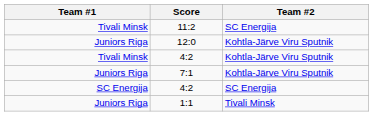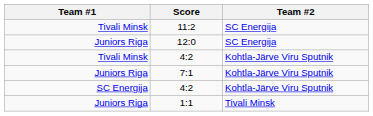(279, 42) Kohtla-Järve Viru Sputnik -> (251, 42) SC Energija
(251, 88) SC Energija -> (279, 88) Kohtla-Järve Viru Sputnik
